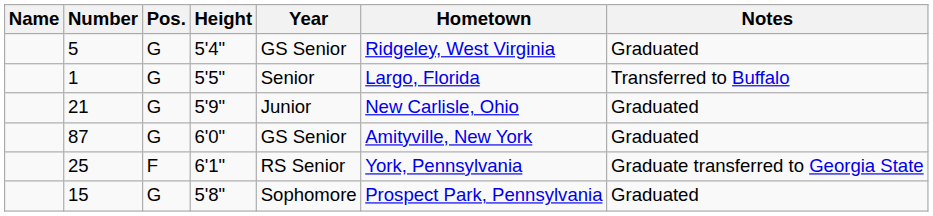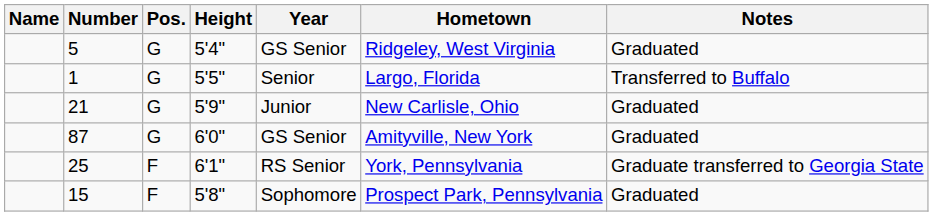(154, 195) G -> (152, 195) F
